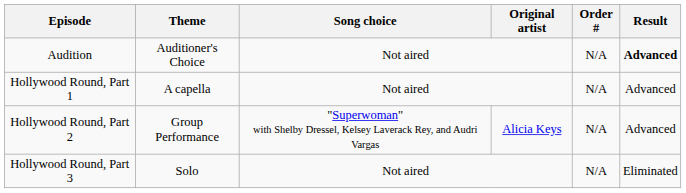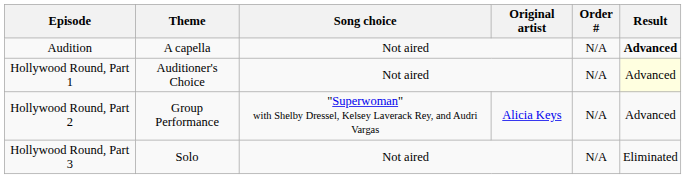(187, 55) Auditioner's Choice -> (187, 48) A capella
(187, 89) A capella -> (187, 75) Auditioner's Choice
(650, 89) no background -> (650, 75) lightyellow background
